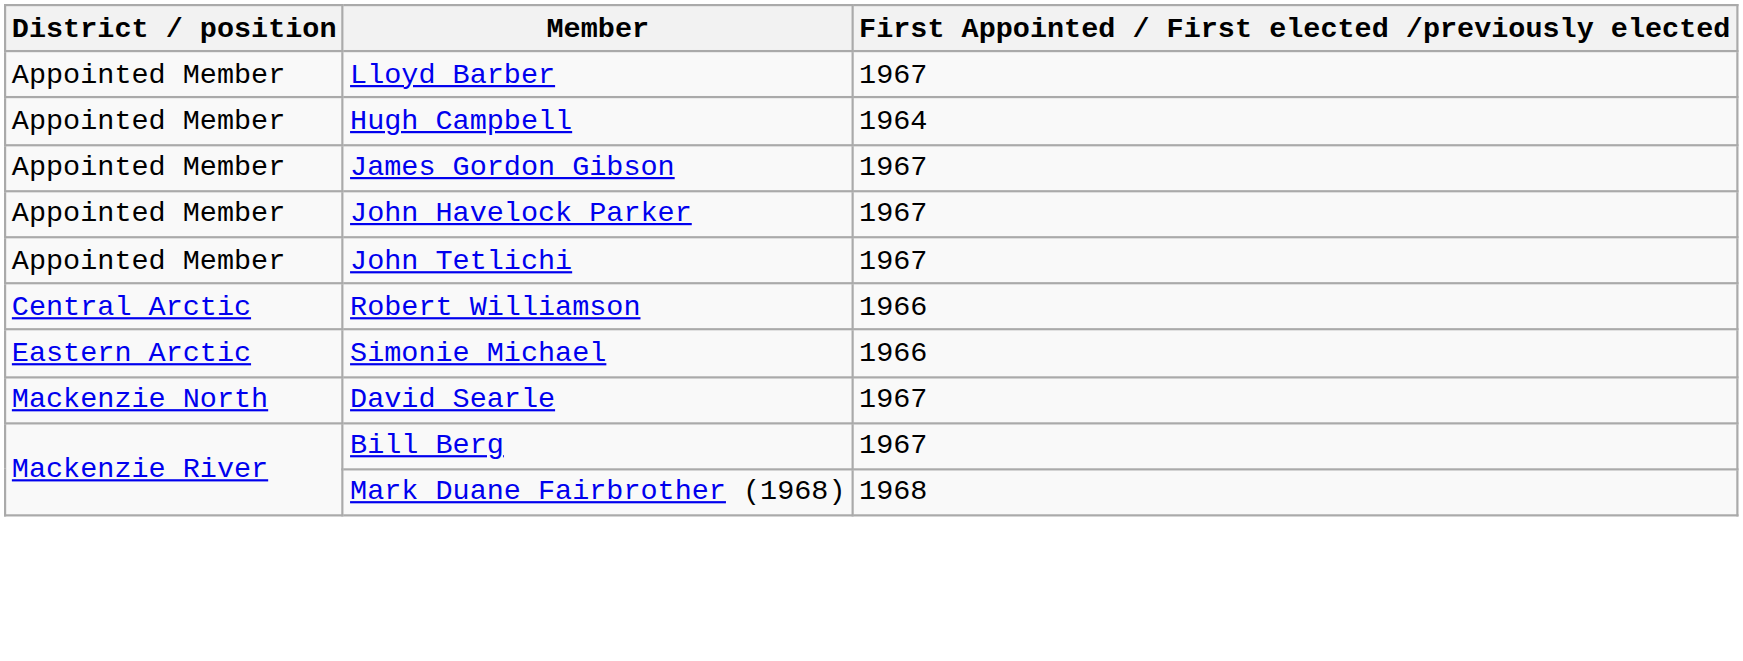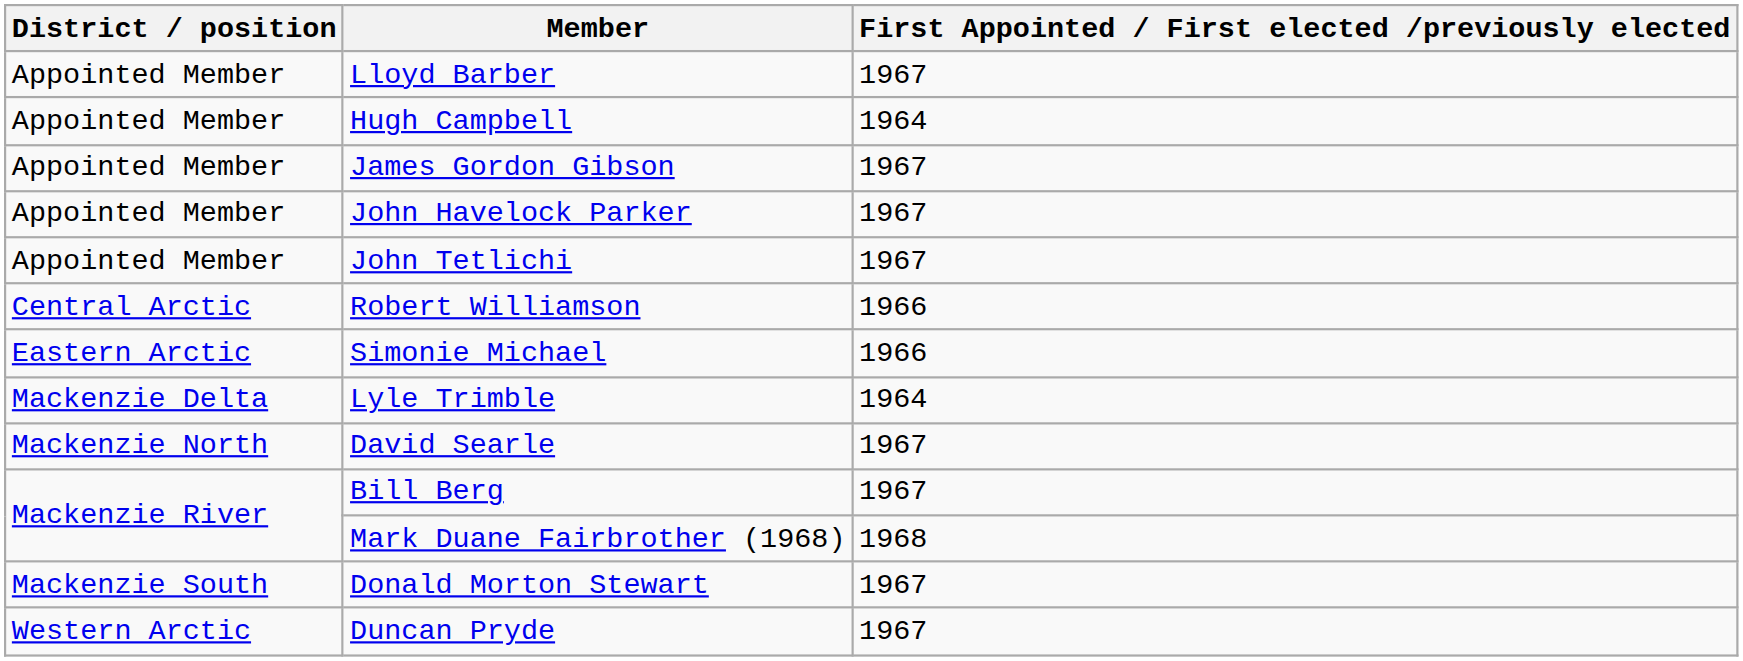+ row: (453, 400)
+ row: (529, 585)
+ row: (453, 632)
